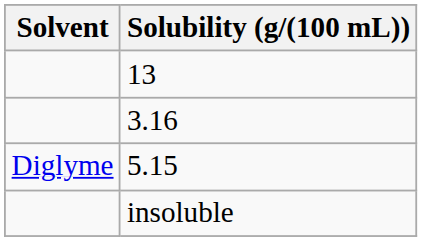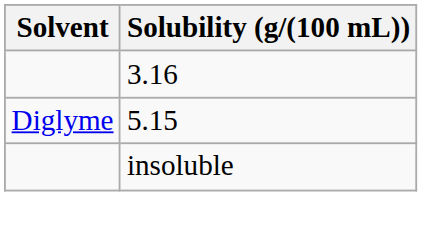- row: (142, 73)
